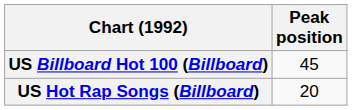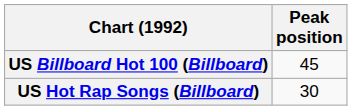(309, 91) 20 -> (309, 91) 30
